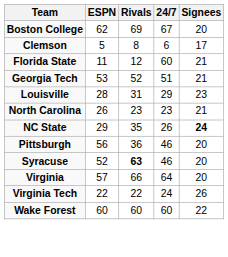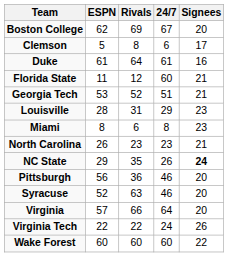+ row: (45, 62)
+ row: (45, 128)
(136, 161) bold -> (136, 194) normal
